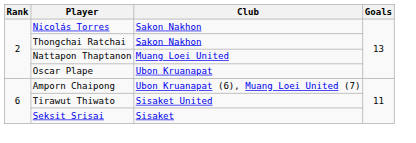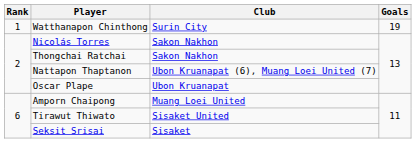+ row: (90, 27)
(182, 56) Muang Loei United -> (264, 71) Ubon Kruanapat (6), Muang Loei United (7)
(248, 86) Ubon Kruanapat (6), Muang Loei United (7) -> (199, 101) Muang Loei United
